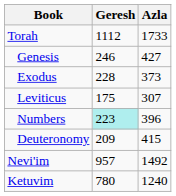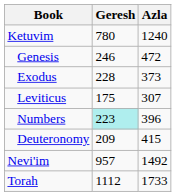rows swapped: (23, 35) <-> (30, 181)
(151, 56) 427 -> (151, 56) 472
